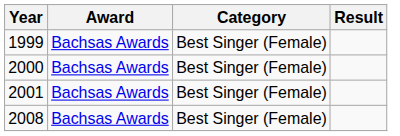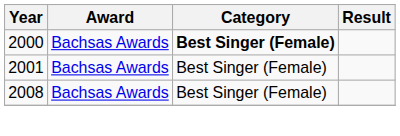- row: (26, 43)
(251, 68) normal -> (255, 43) bold
